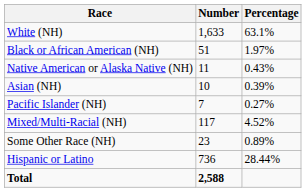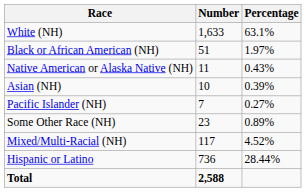rows swapped: (61, 141) <-> (67, 123)
